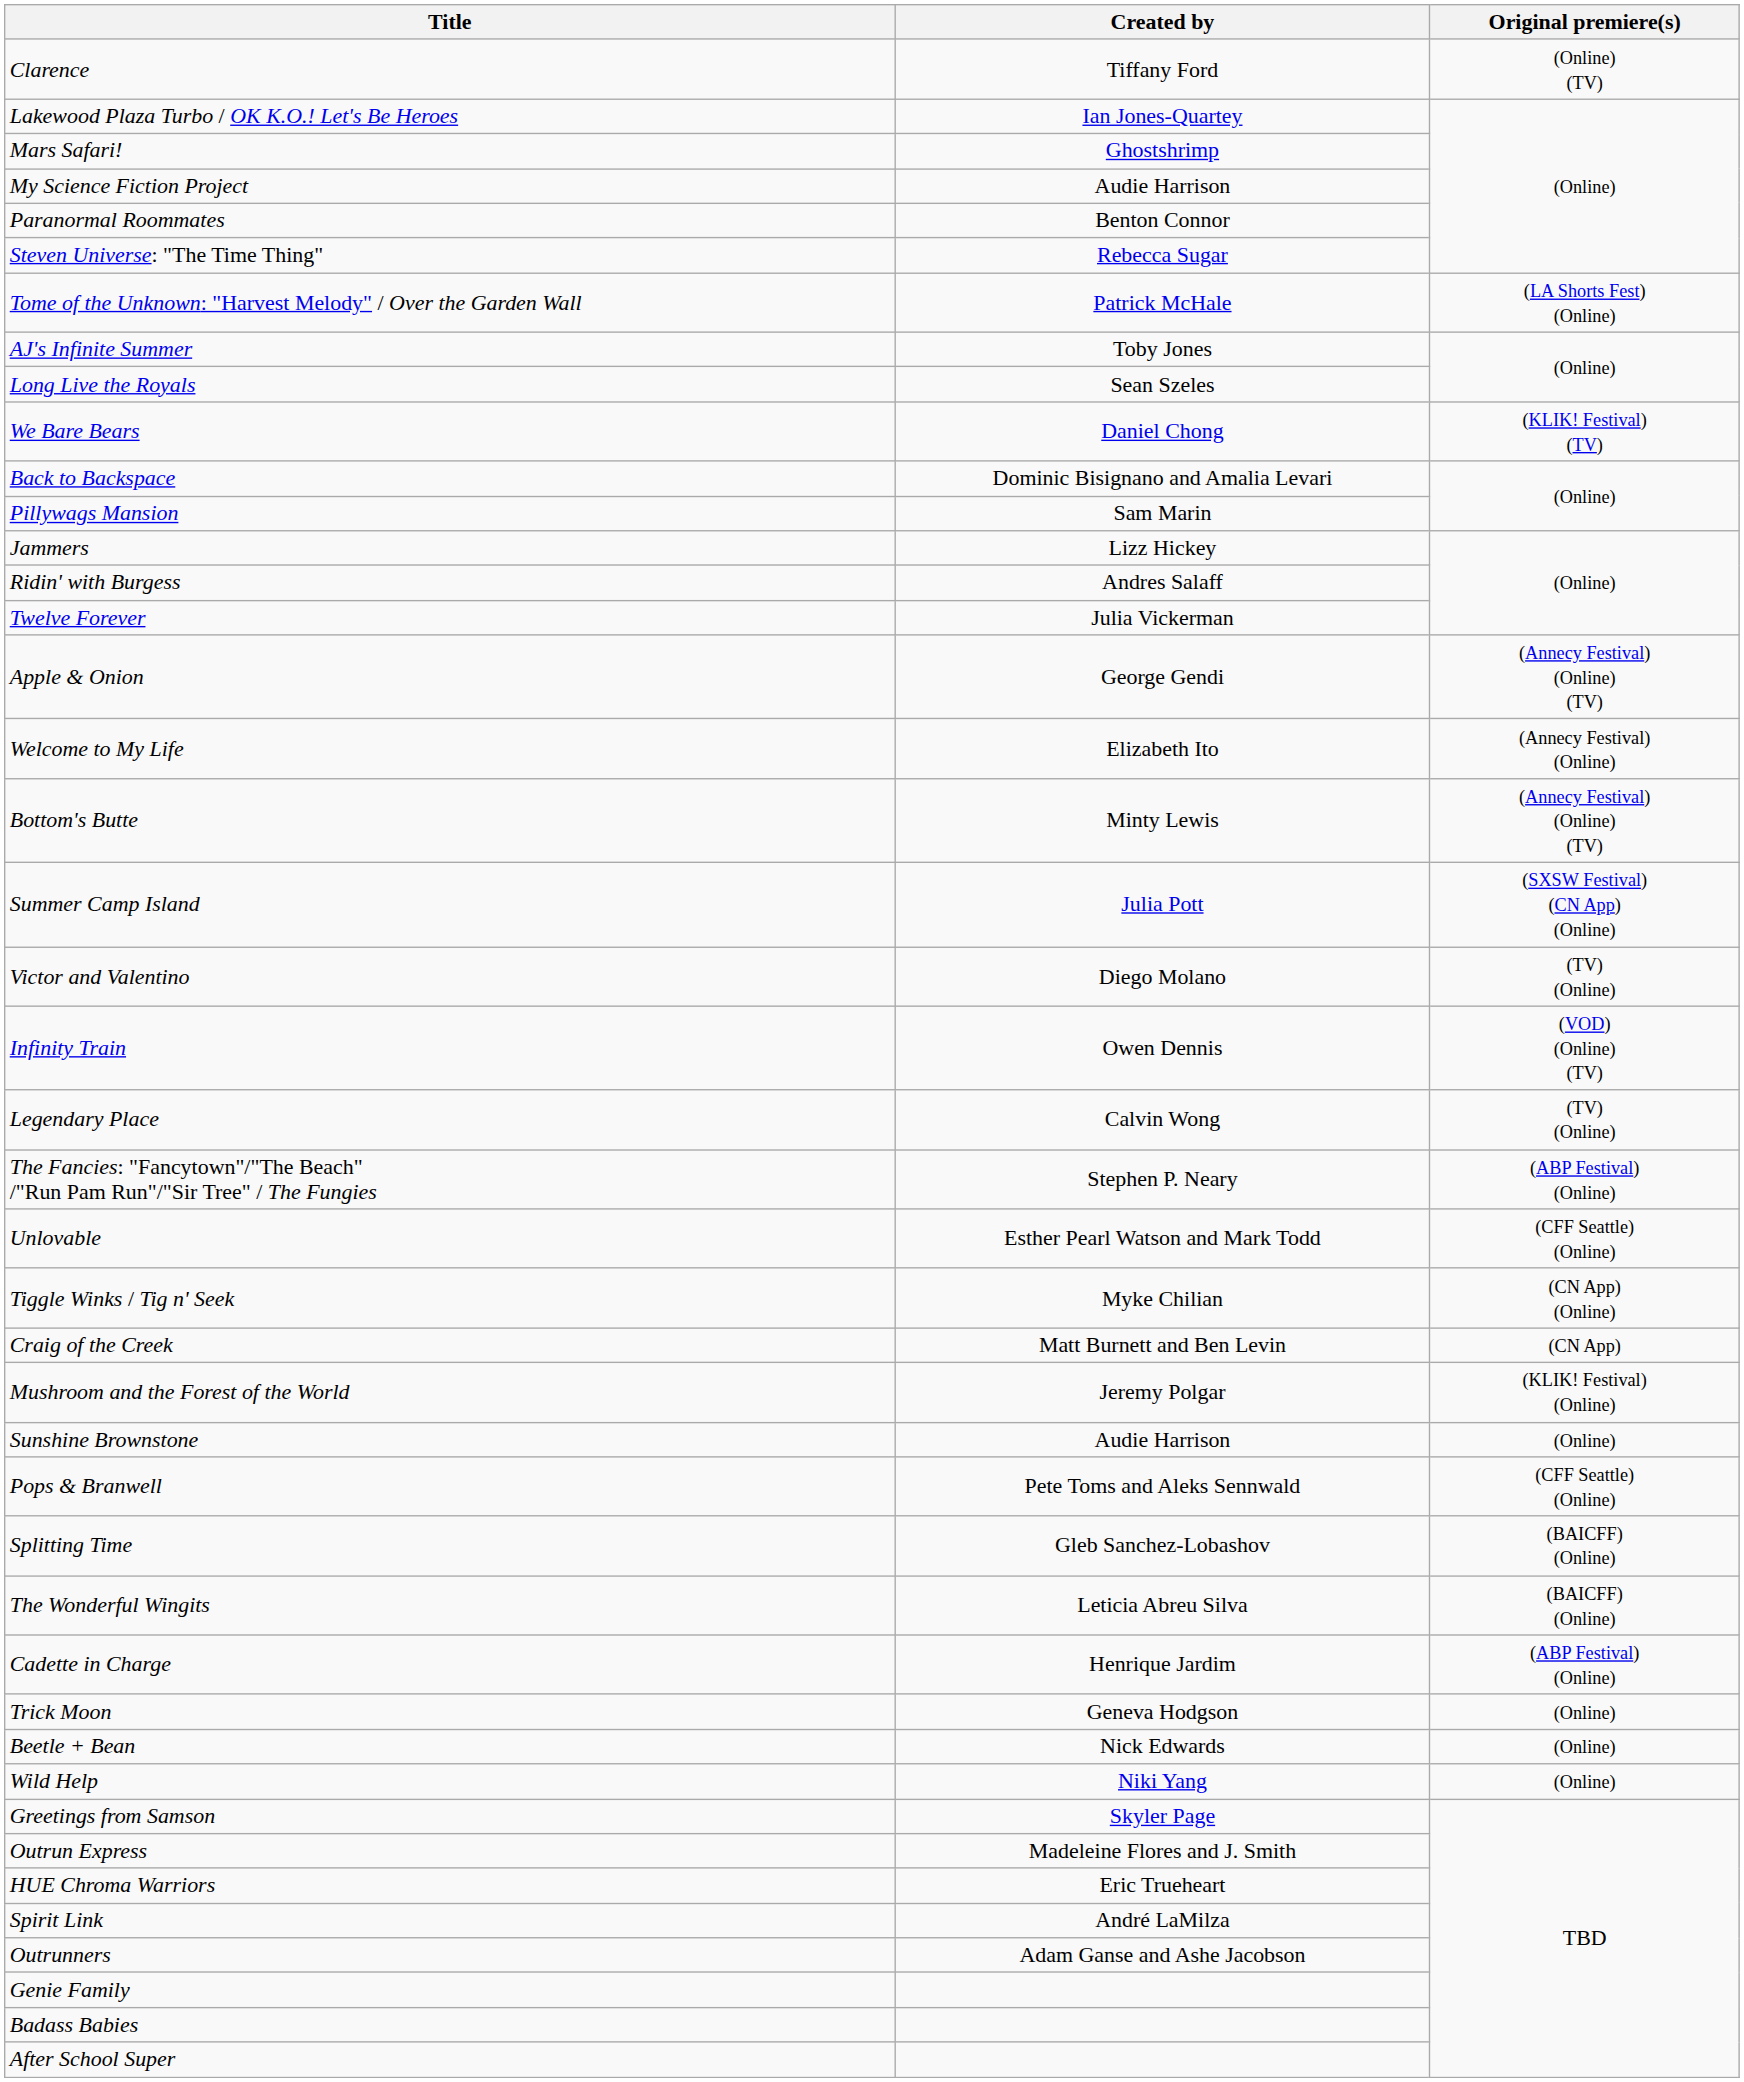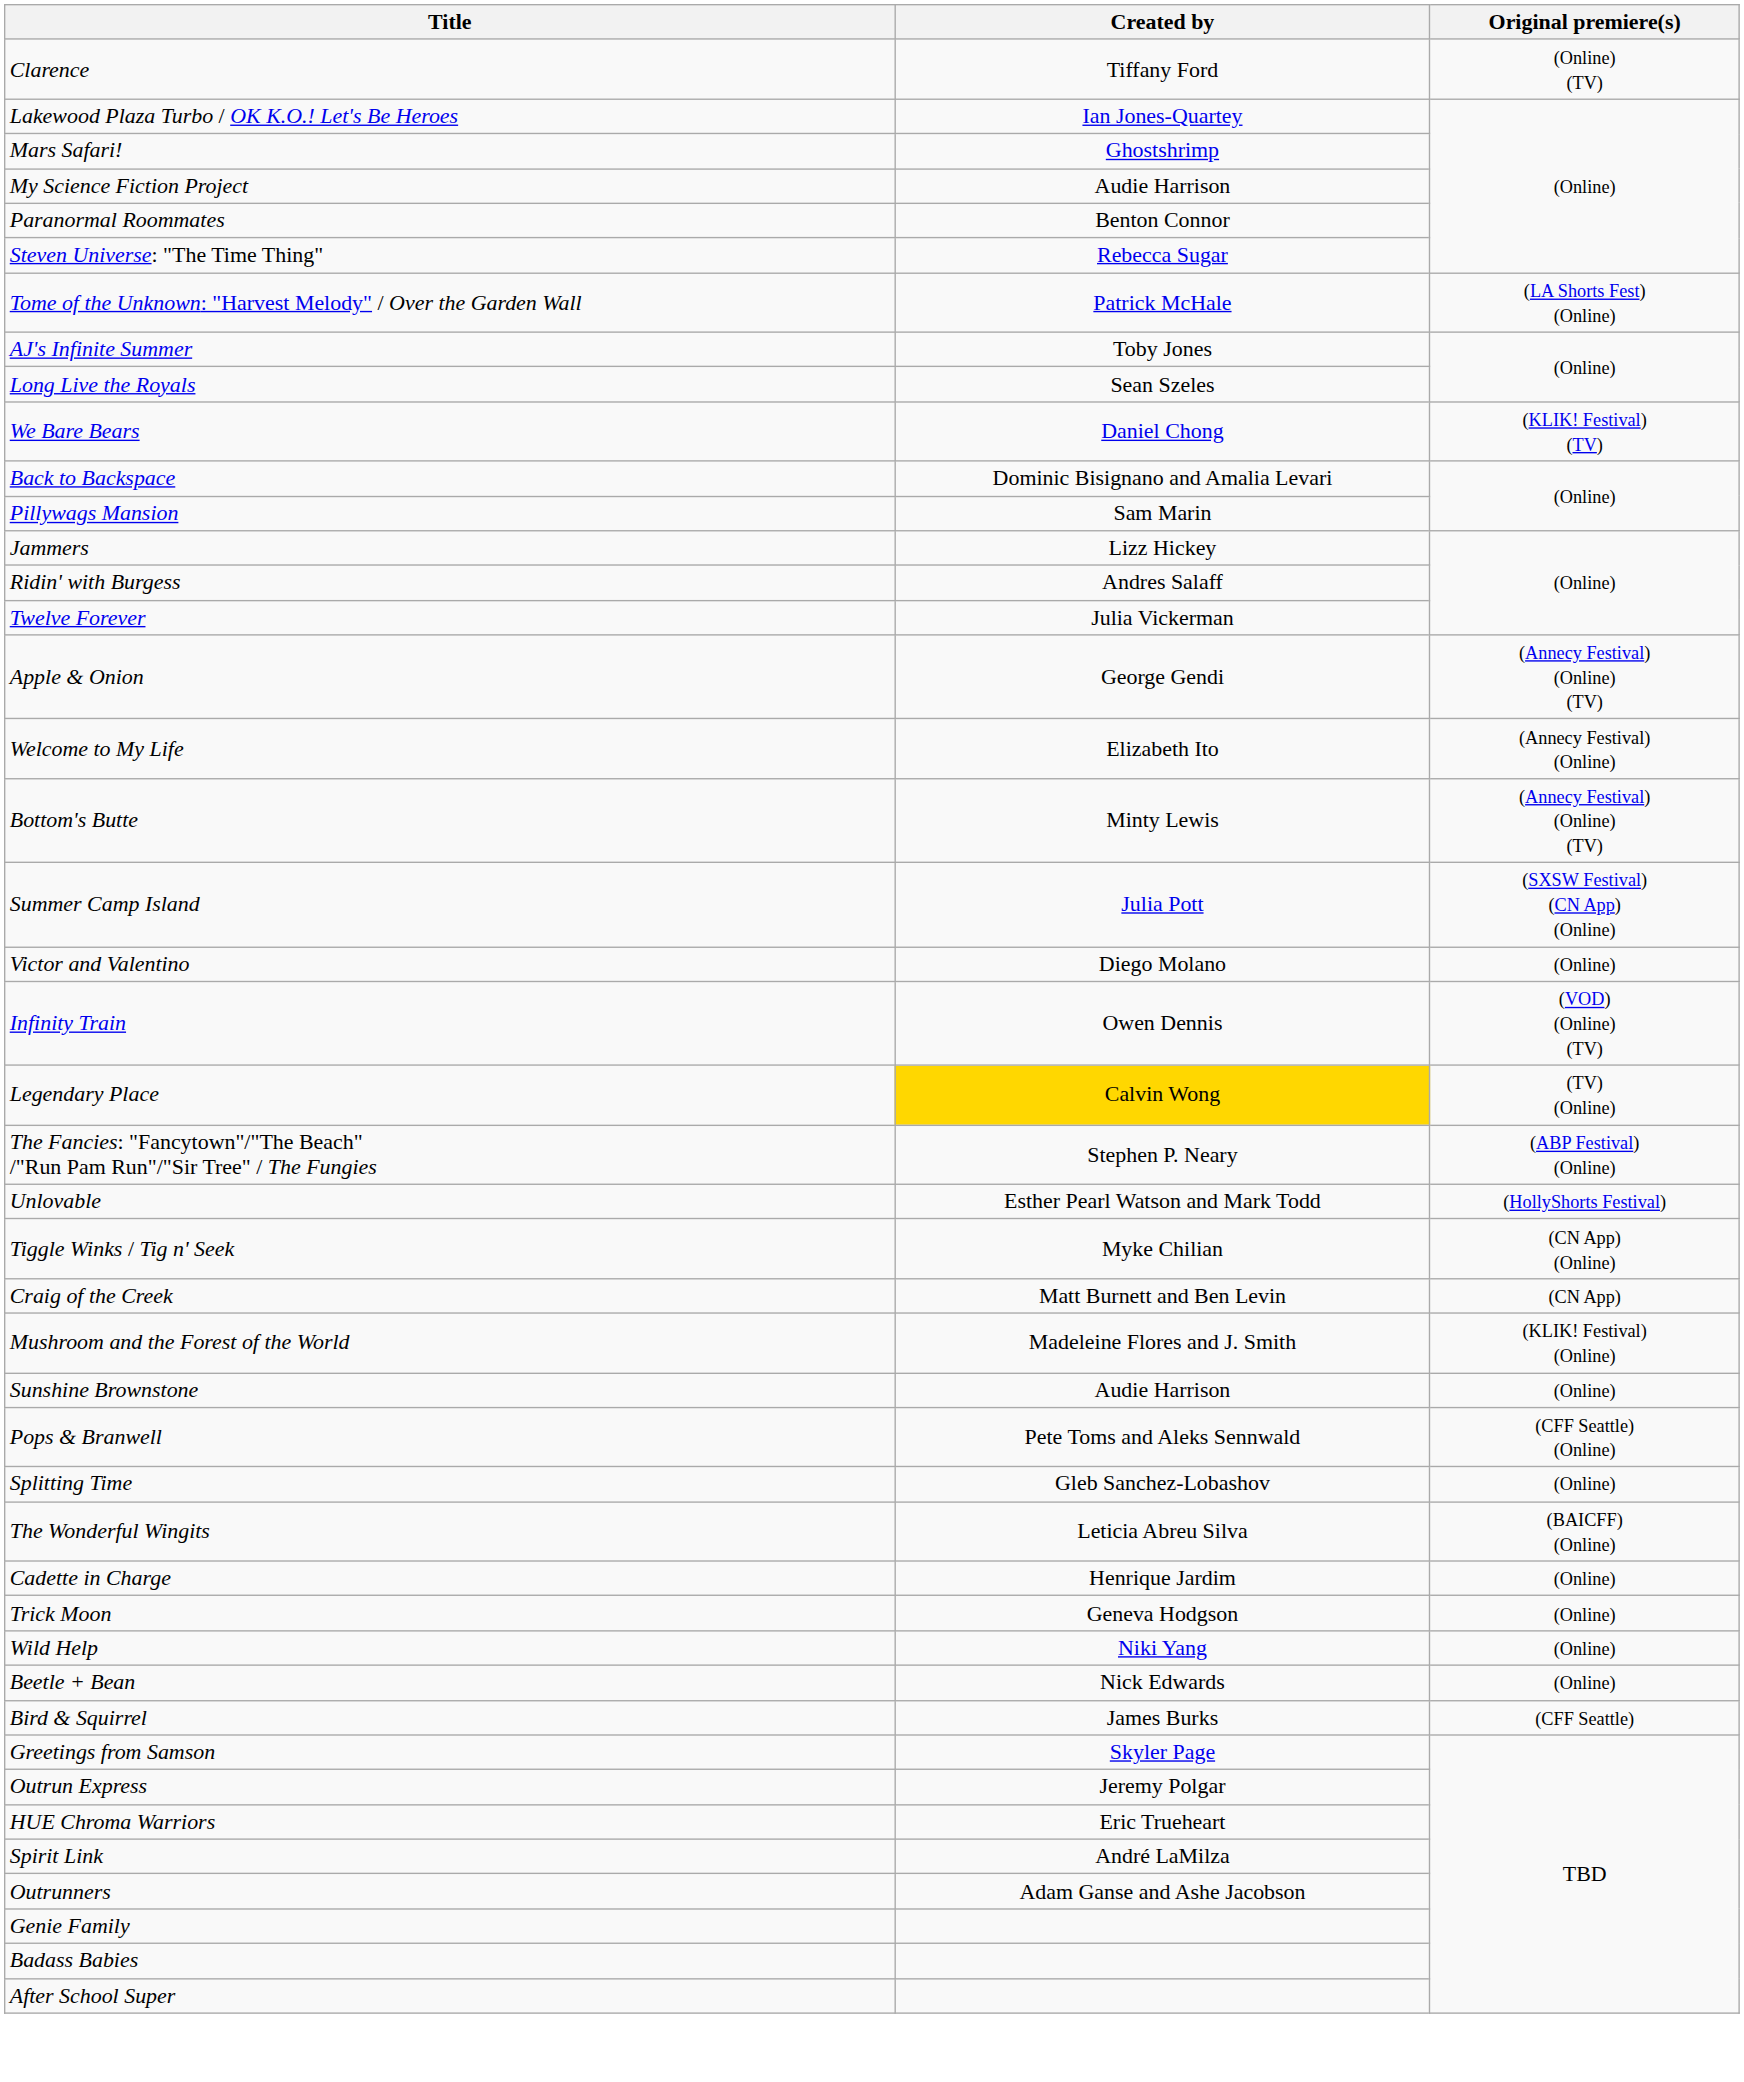(1585, 977) (TV) (Online) -> (1585, 965) (Online)
(1162, 1119) no background -> (1162, 1094) gold background
(1585, 1239) (CFF Seattle) (Online) -> (1585, 1202) (HollyShorts Festival)
(1162, 1392) Jeremy Polgar -> (1162, 1342) Madeleine Flores and J. Smith
(1585, 1547) (BAICFF) (Online) -> (1585, 1485) (Online)
(1585, 1665) (ABP Festival) (Online) -> (1585, 1579) (Online)
rows swapped: (73, 1746) <-> (54, 1781)
+ row: (78, 1717)
(1162, 1850) Madeleine Flores and J. Smith -> (1162, 1786) Jeremy Polgar
